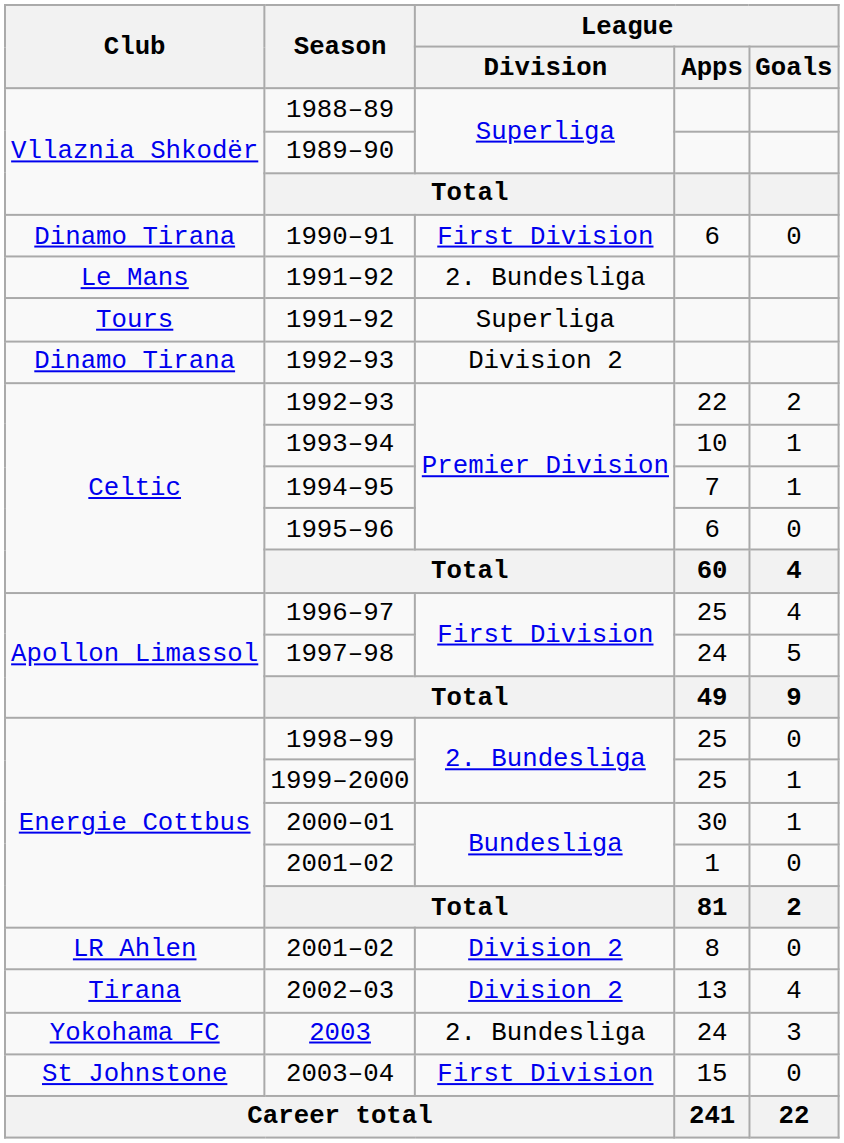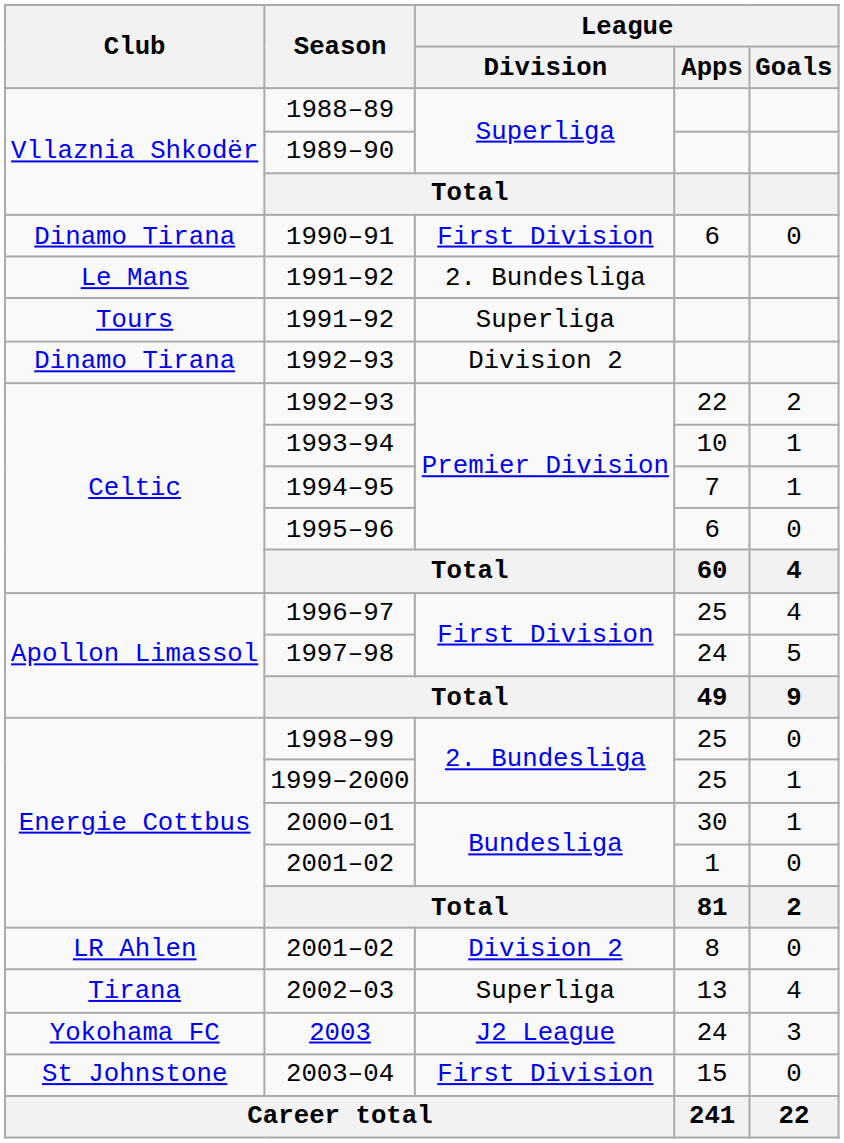(545, 991) Division 2 -> (545, 991) Superliga
(545, 1033) 2. Bundesliga -> (545, 1033) J2 League
